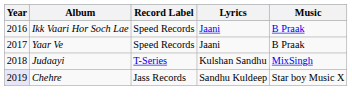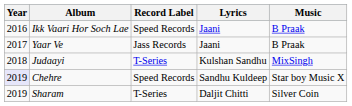(164, 45) Speed Records -> (160, 45) Jass Records
(160, 77) Jass Records -> (164, 77) Speed Records
+ row: (48, 93)
